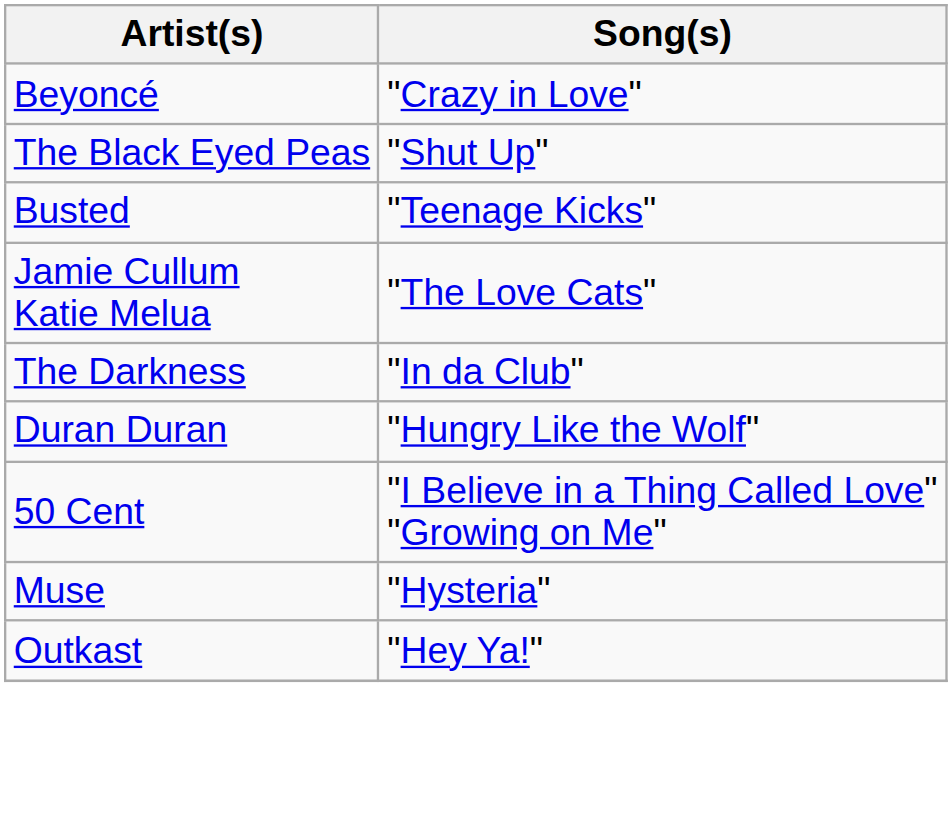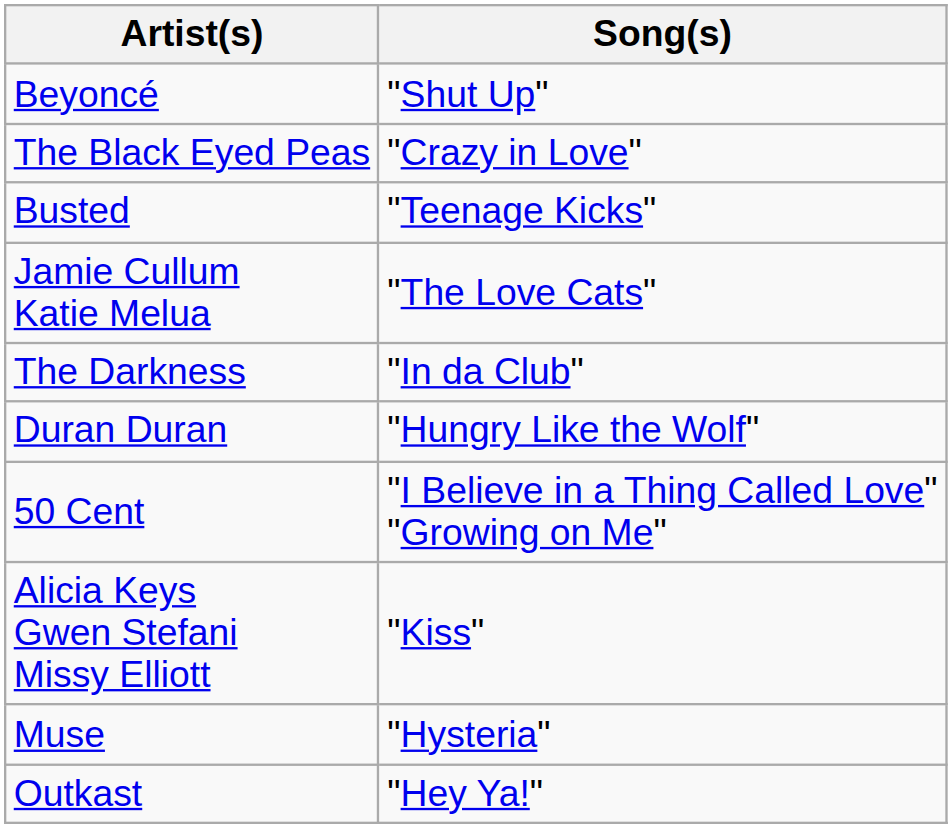(515, 93) "Crazy in Love" -> (468, 93) "Shut Up"
(468, 152) "Shut Up" -> (515, 152) "Crazy in Love"
+ row: (126, 632)
